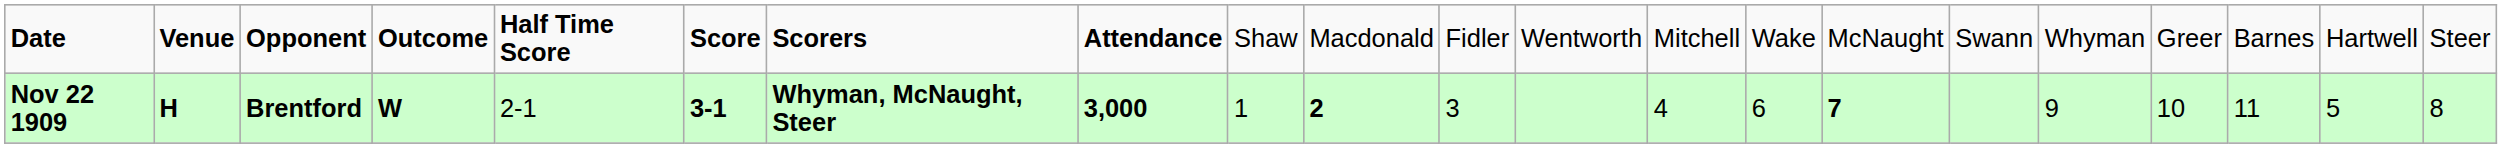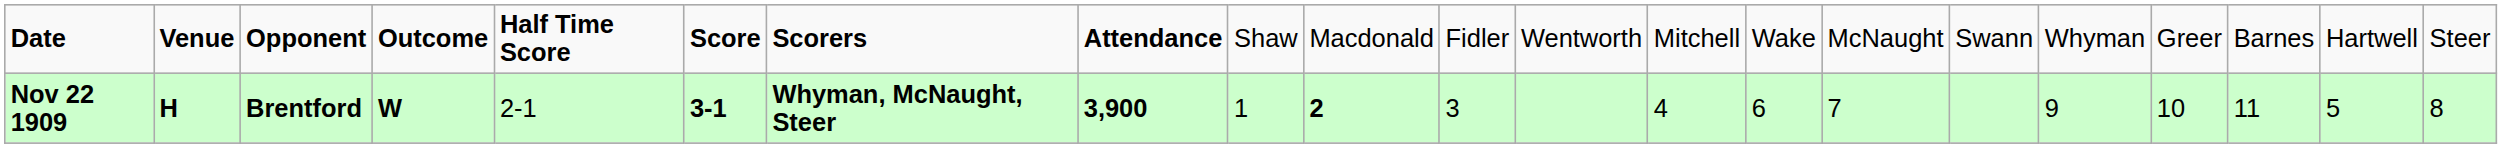(1116, 107) 3,000 -> (1116, 107) 3,900
(1835, 107) bold -> (1835, 107) normal
